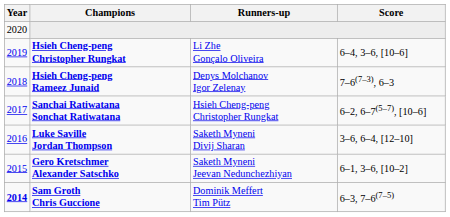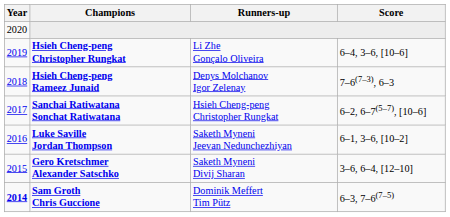(224, 139) Saketh Myneni Divij Sharan -> (242, 139) Saketh Myneni Jeevan Nedunchezhiyan
(376, 139) 3–6, 6–4, [12–10] -> (374, 139) 6–1, 3–6, [10–2]
(242, 168) Saketh Myneni Jeevan Nedunchezhiyan -> (224, 168) Saketh Myneni Divij Sharan
(374, 168) 6–1, 3–6, [10–2] -> (376, 168) 3–6, 6–4, [12–10]
